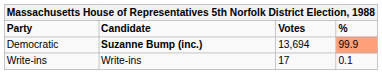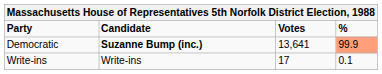(294, 45) 13,694 -> (294, 45) 13,641
